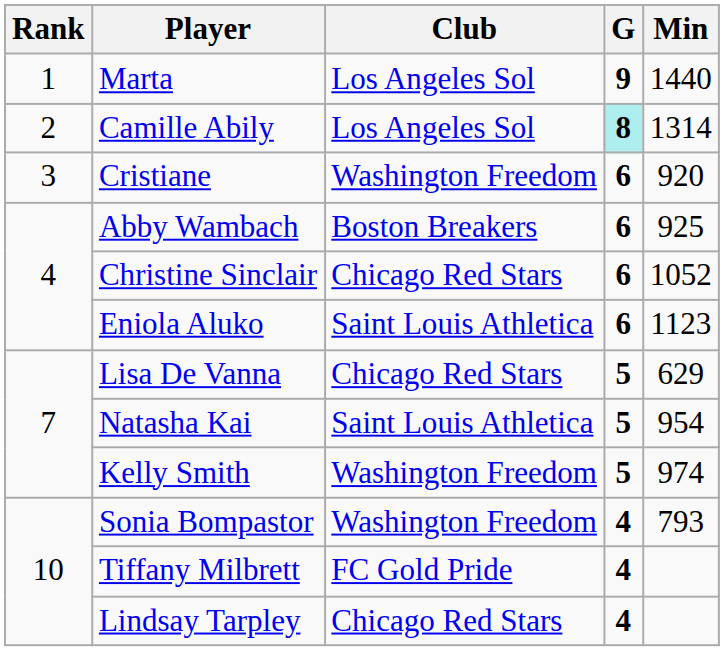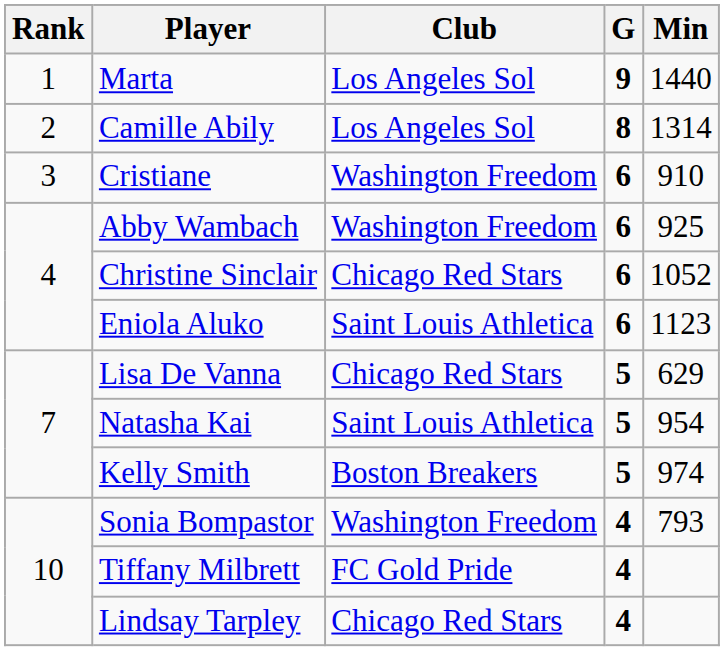(623, 127) paleturquoise background -> (623, 127) no background
(681, 176) 920 -> (681, 176) 910
(434, 226) Boston Breakers -> (464, 226) Washington Freedom
(464, 472) Washington Freedom -> (434, 472) Boston Breakers
